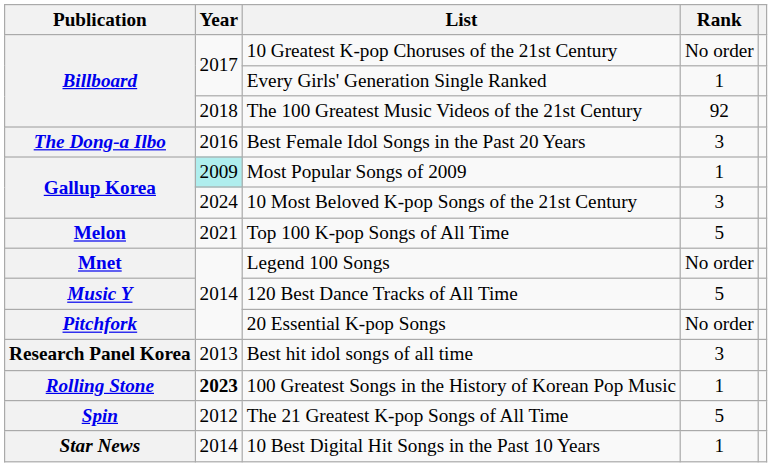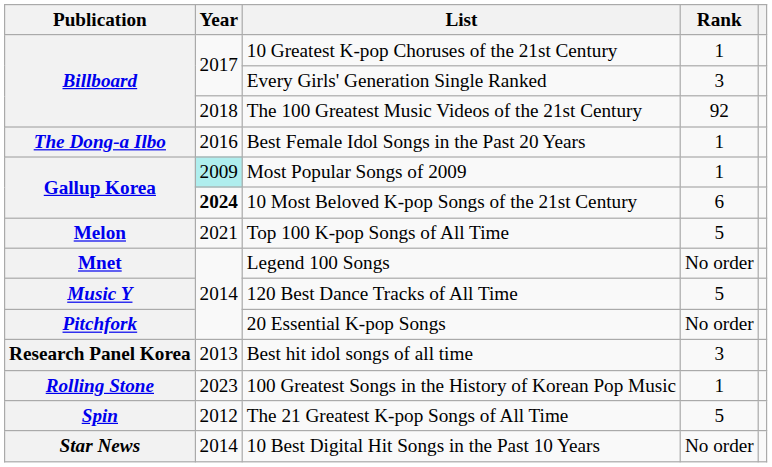(719, 50) No order -> (719, 50) 1
(719, 80) 1 -> (719, 80) 3
(719, 141) 3 -> (719, 141) 1
(219, 202) normal -> (219, 202) bold
(719, 202) 3 -> (719, 202) 6
(219, 385) bold -> (219, 385) normal
(719, 446) 1 -> (719, 446) No order
